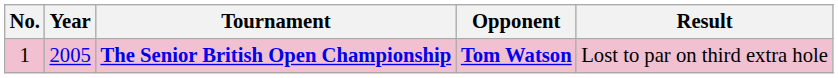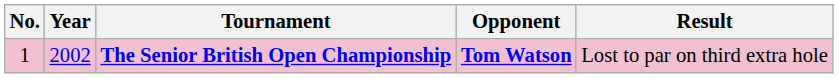(70, 55) 2005 -> (70, 55) 2002
